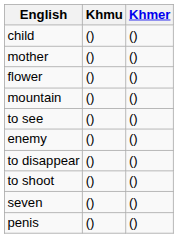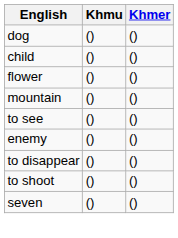+ row: (18, 35)
- row: (28, 56)
- row: (23, 222)
